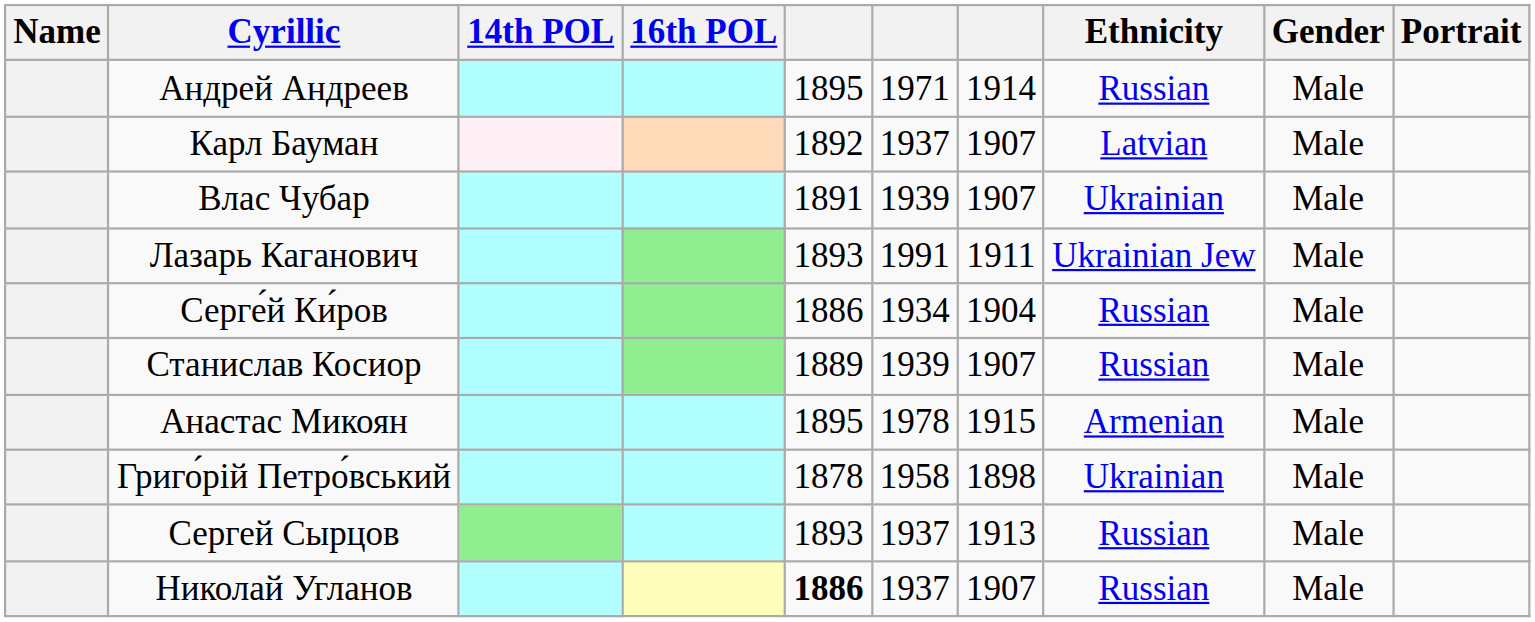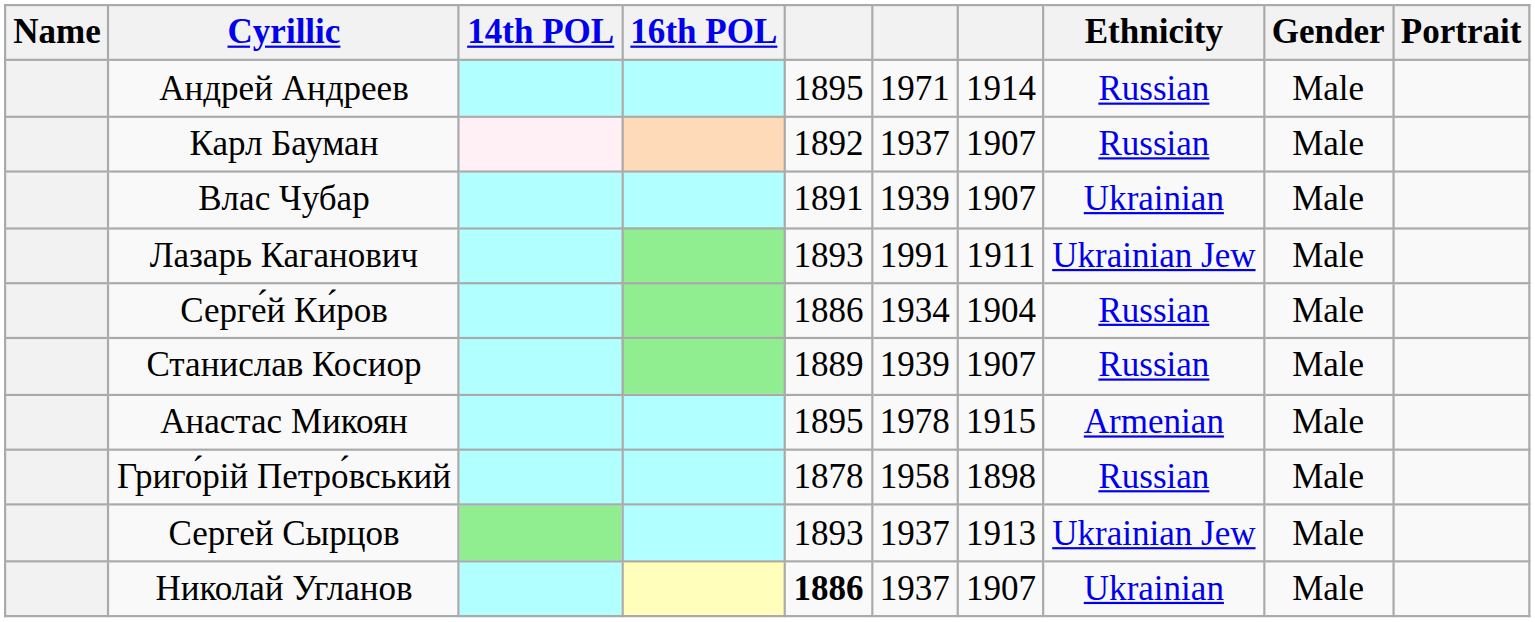(1154, 143) Latvian -> (1154, 143) Russian
(1154, 476) Ukrainian -> (1154, 476) Russian
(1154, 532) Russian -> (1154, 532) Ukrainian Jew
(1154, 587) Russian -> (1154, 587) Ukrainian
